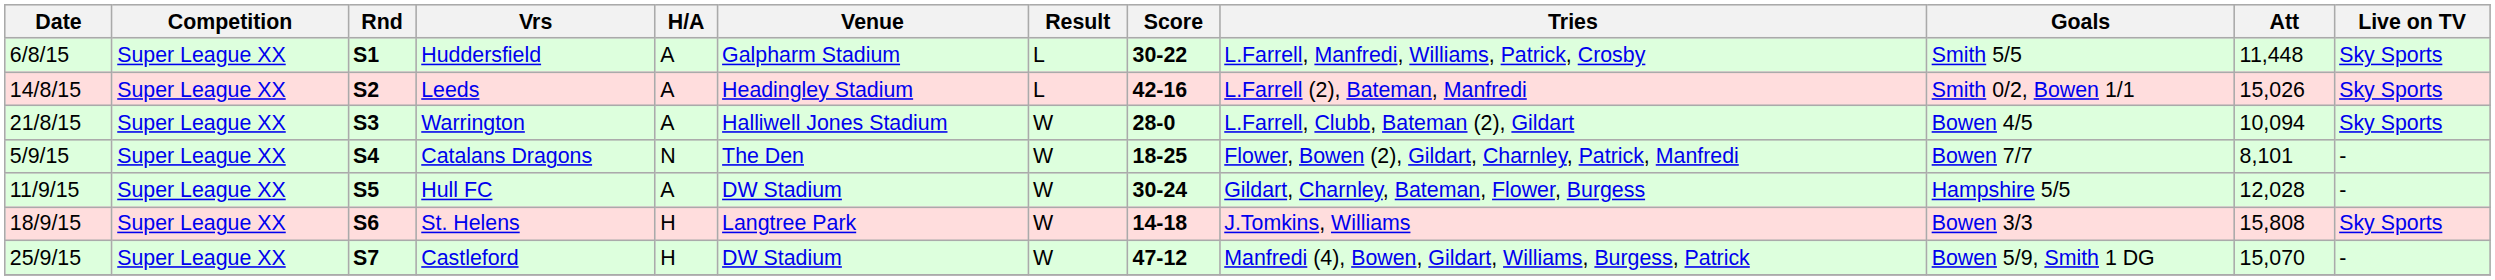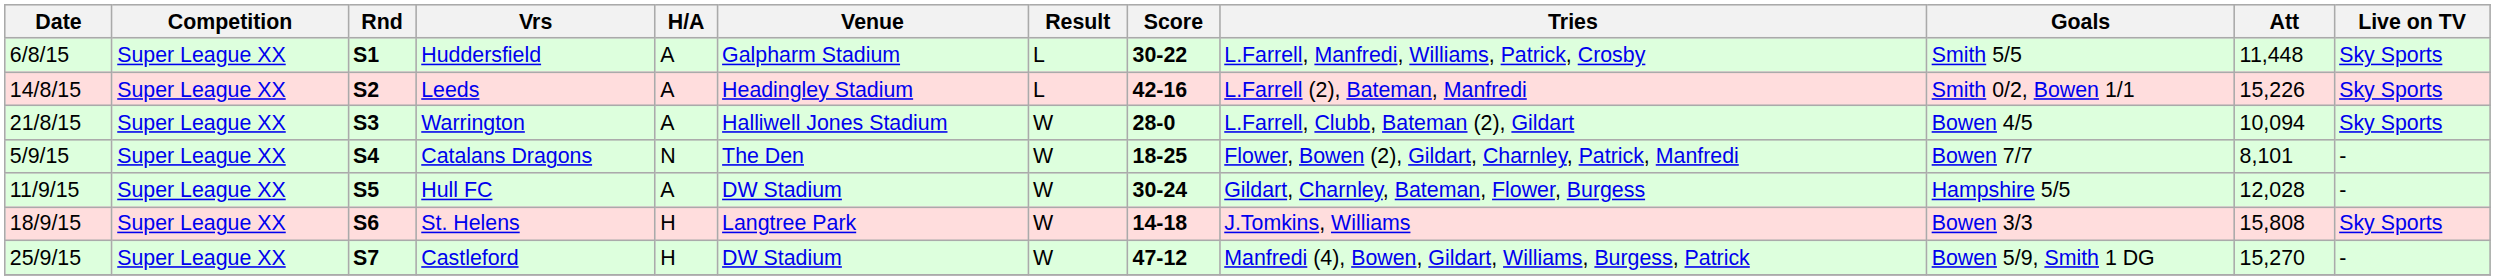(2272, 89) 15,026 -> (2272, 89) 15,226
(2272, 257) 15,070 -> (2272, 257) 15,270
